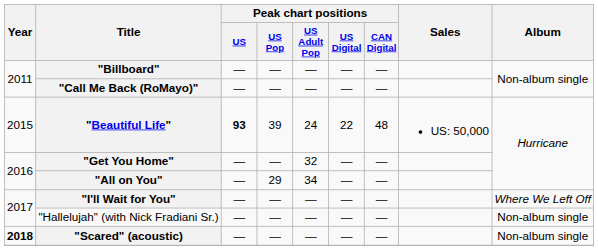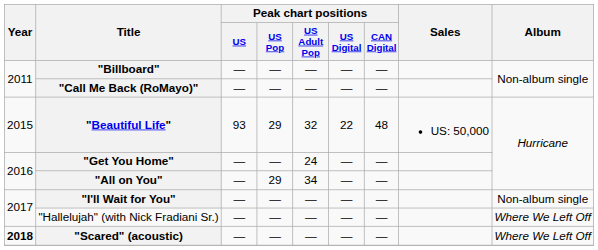(239, 125) bold -> (239, 125) normal
(275, 125) 39 -> (275, 125) 29
(311, 125) 24 -> (311, 125) 32
(311, 161) 32 -> (311, 161) 24
(543, 198) Where We Left Off -> (543, 198) Non-album single
(543, 217) Non-album single -> (543, 217) Where We Left Off
(543, 235) Non-album single -> (543, 235) Where We Left Off
